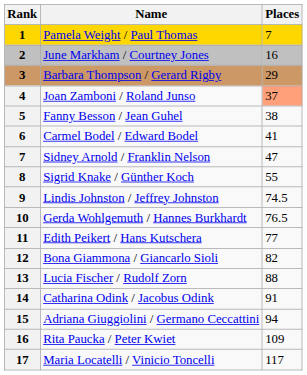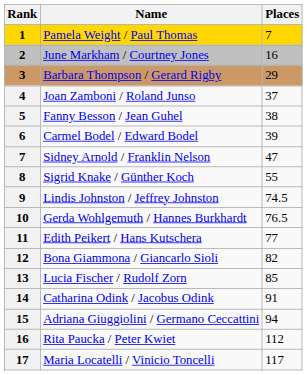(272, 95) lightsalmon background -> (272, 95) no background
(272, 136) 41 -> (272, 136) 39
(272, 278) 88 -> (272, 278) 85
(275, 339) 109 -> (275, 339) 112
